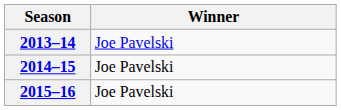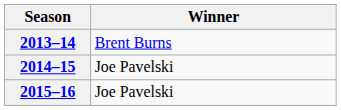(134, 42) Joe Pavelski -> (133, 42) Brent Burns
